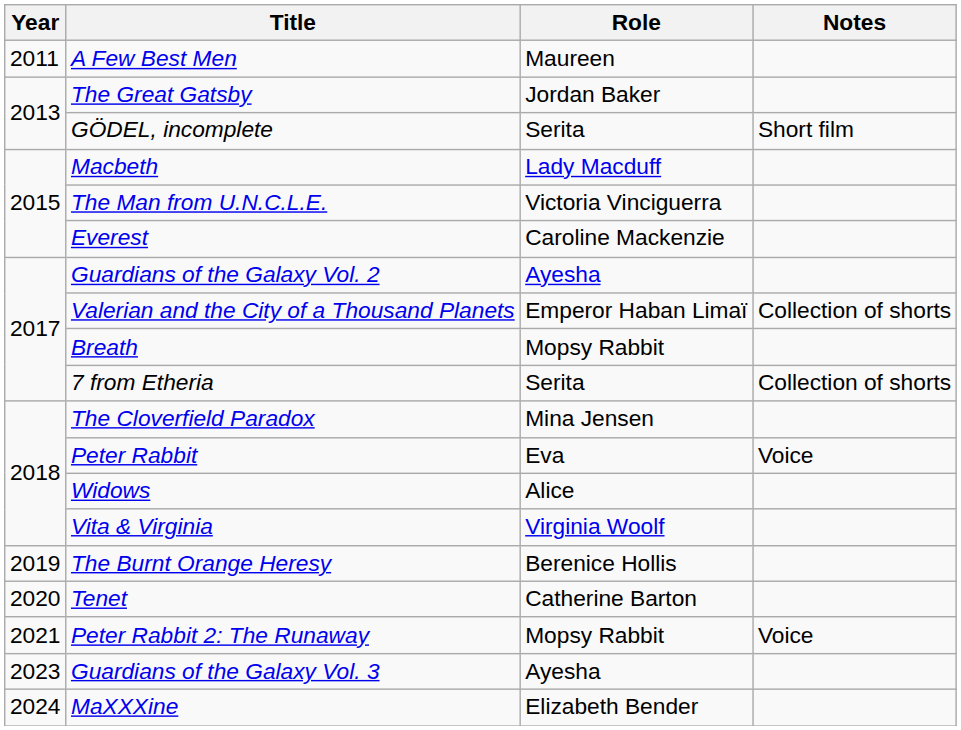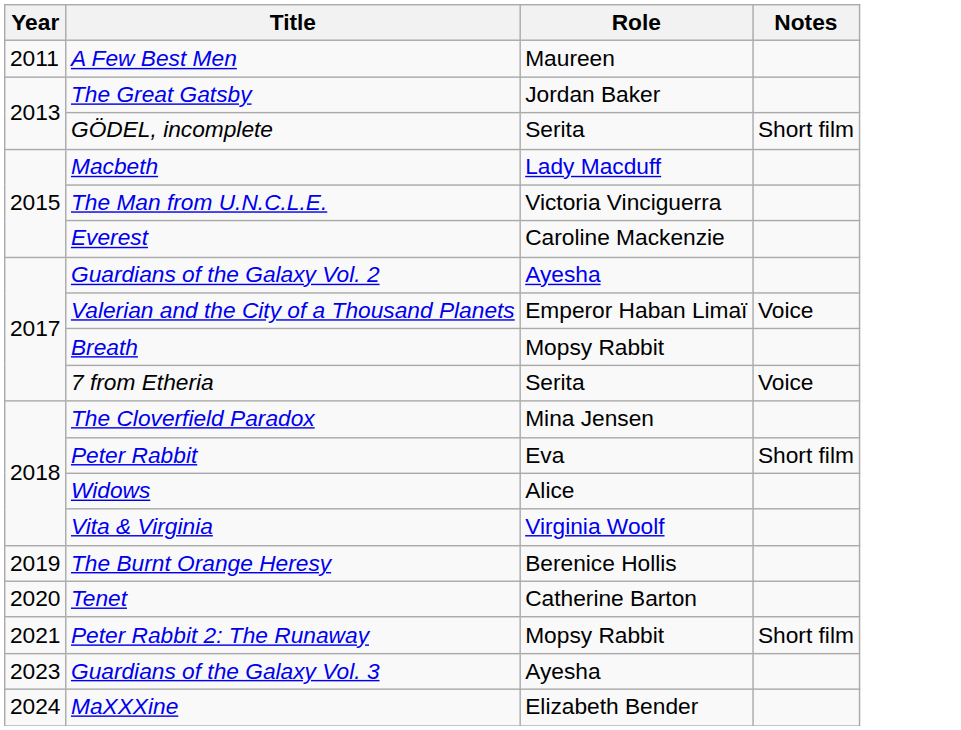(855, 310) Collection of shorts -> (786, 310) Voice
(855, 382) Collection of shorts -> (786, 382) Voice
(786, 454) Voice -> (806, 454) Short film
(786, 635) Voice -> (806, 635) Short film
